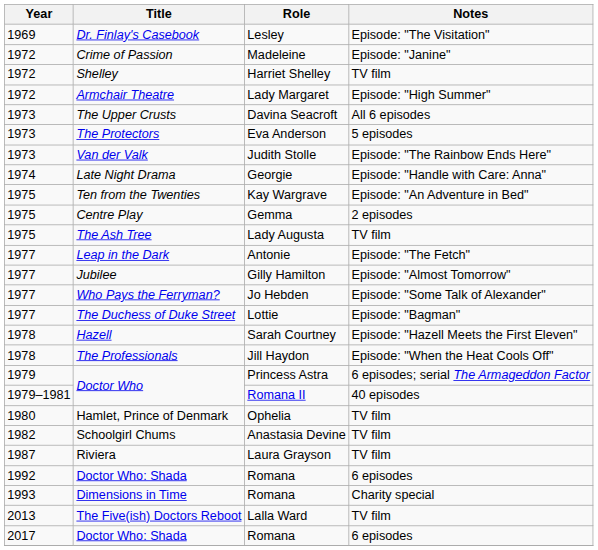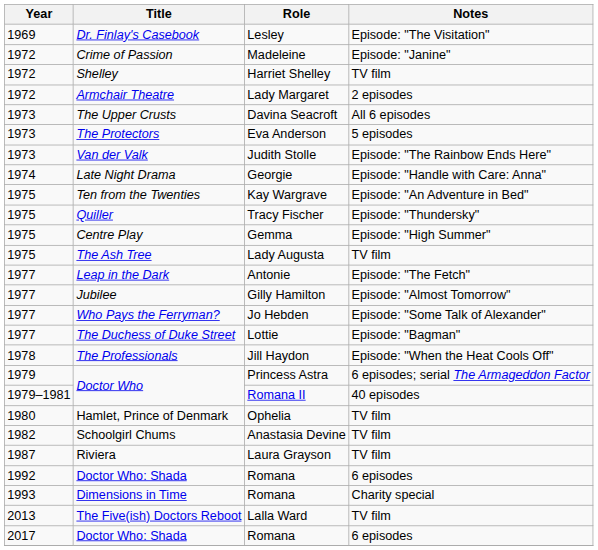(421, 94) Episode: "High Summer" -> (382, 94) 2 episodes
+ row: (21, 214)
(382, 214) 2 episodes -> (421, 235) Episode: "High Summer"
- row: (21, 335)
